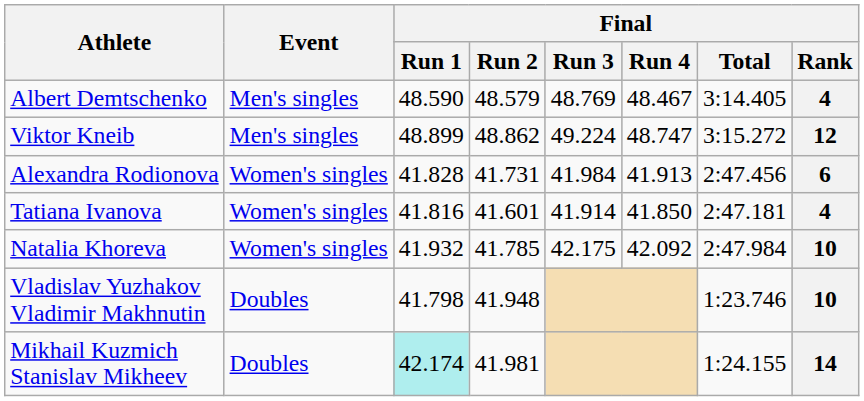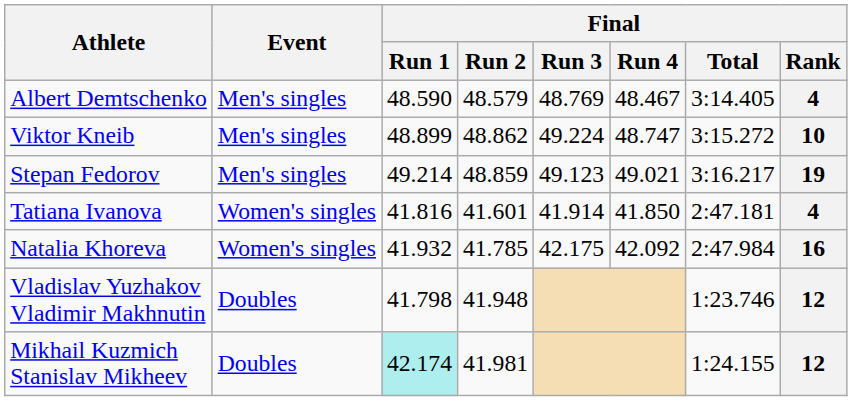(825, 135) 12 -> (813, 135) 10
+ row: (85, 173)
- row: (114, 173)
(825, 248) 10 -> (813, 248) 16
(825, 299) 10 -> (813, 299) 12
(825, 363) 14 -> (813, 363) 12
